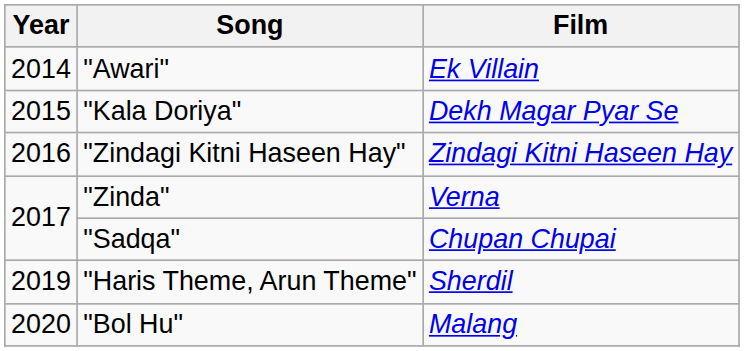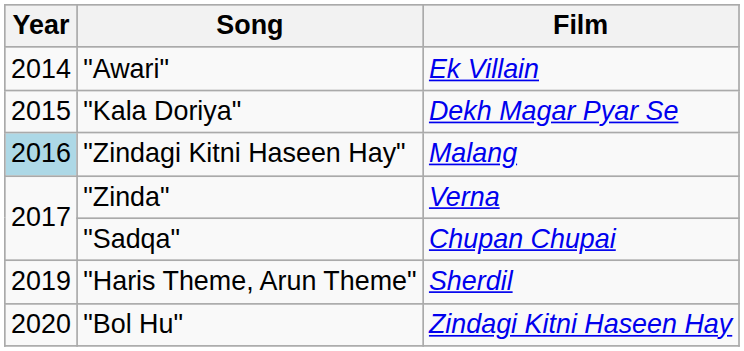(41, 153) no background -> (41, 153) lightblue background
(581, 153) Zindagi Kitni Haseen Hay -> (473, 153) Malang
(473, 324) Malang -> (581, 324) Zindagi Kitni Haseen Hay
